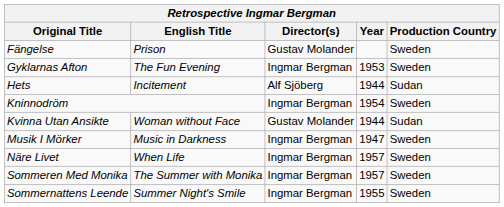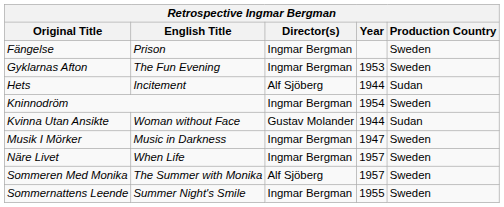(311, 49) Gustav Molander -> (310, 49) Ingmar Bergman
(310, 175) Ingmar Bergman -> (295, 175) Alf Sjöberg
